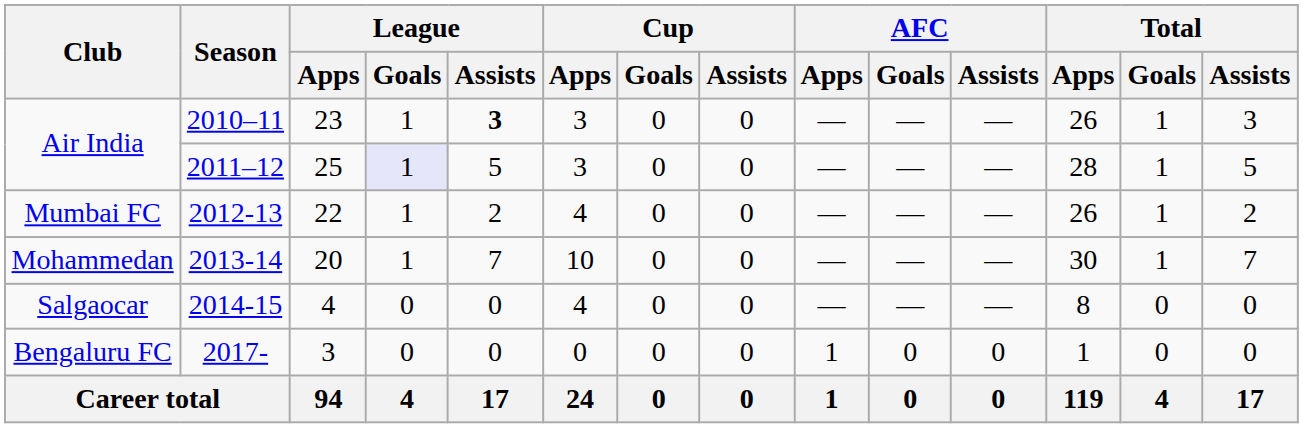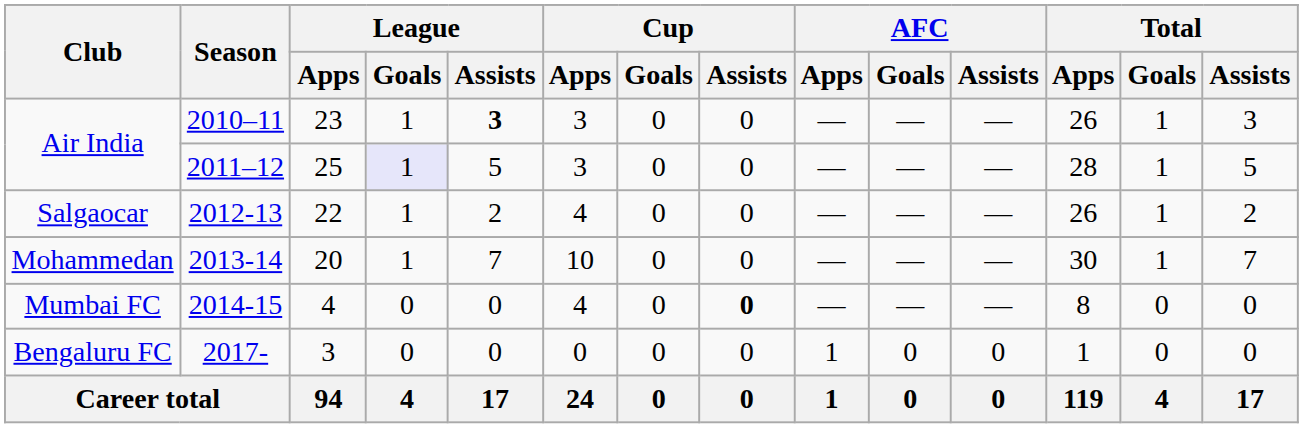(93, 213) Mumbai FC -> (93, 213) Salgaocar
(93, 305) Salgaocar -> (93, 305) Mumbai FC
(747, 305) normal -> (747, 305) bold
